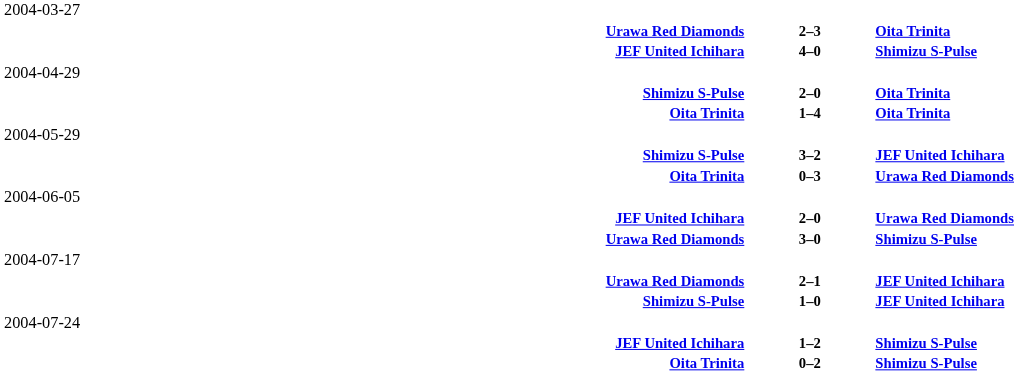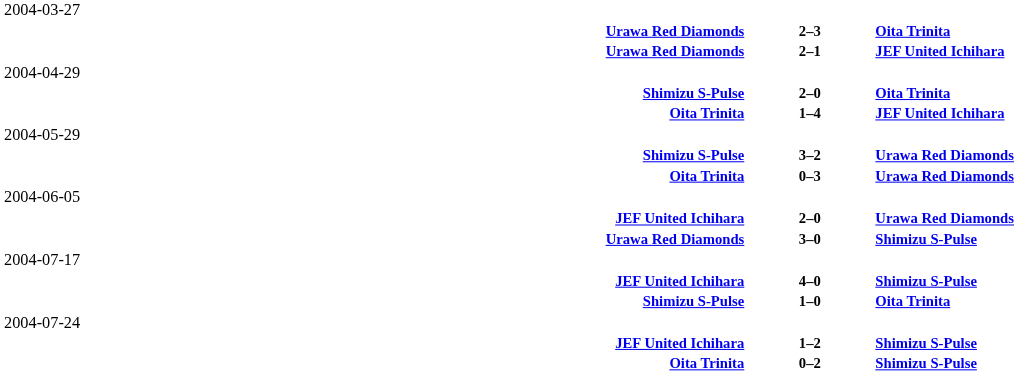rows swapped: (680, 51) <-> (675, 281)
(913, 113) Oita Trinita -> (940, 113) JEF United Ichihara
(940, 155) JEF United Ichihara -> (945, 155) Urawa Red Diamonds
(940, 301) JEF United Ichihara -> (913, 301) Oita Trinita
